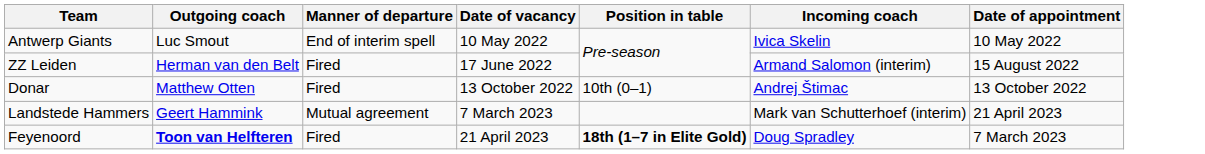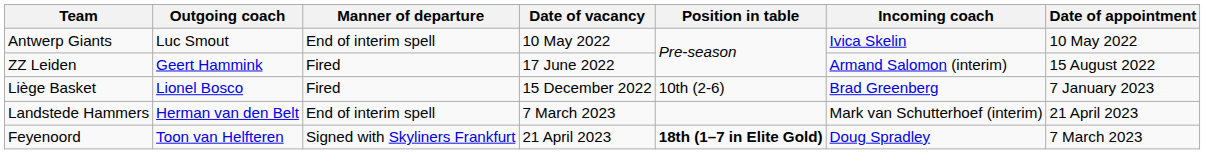(227, 64) Herman van den Belt -> (209, 64) Geert Hammink
- row: (29, 88)
+ row: (52, 88)
(209, 112) Geert Hammink -> (227, 112) Herman van den Belt
(367, 112) Mutual agreement -> (371, 112) End of interim spell
(224, 137) bold -> (220, 137) normal
(323, 137) Fired -> (411, 137) Signed with Skyliners Frankfurt
